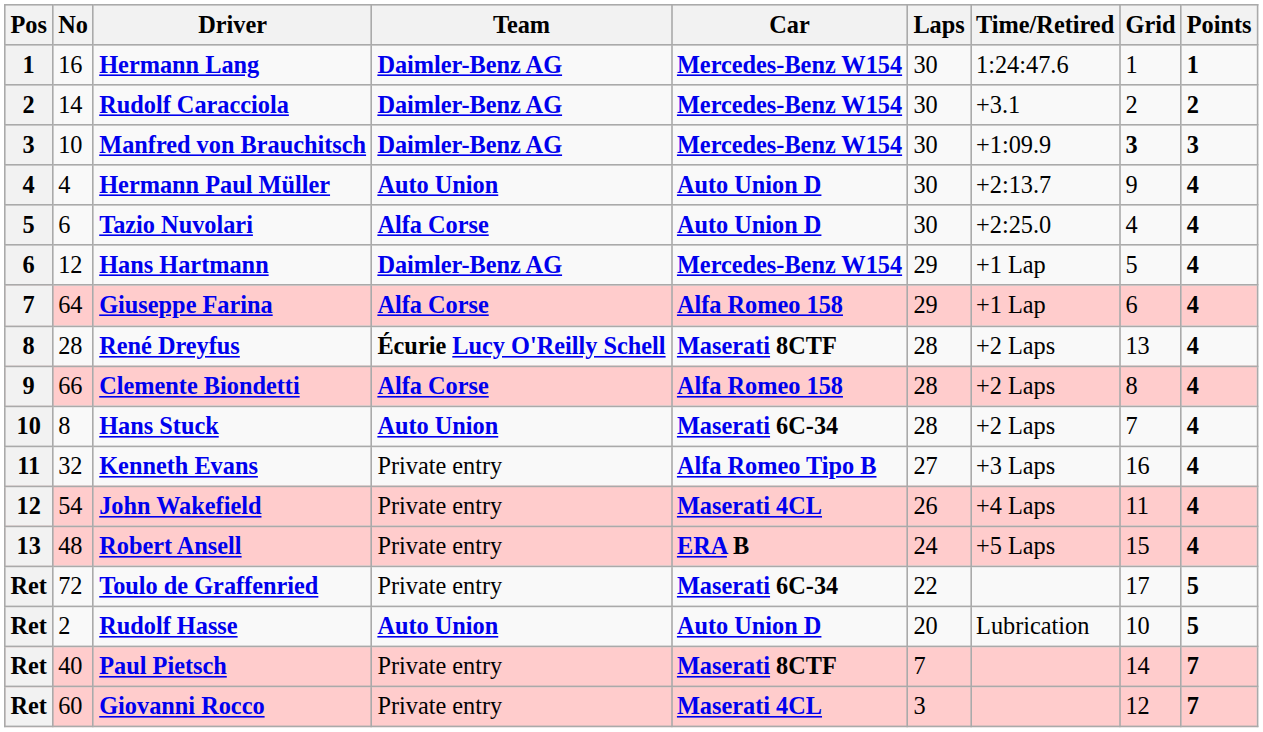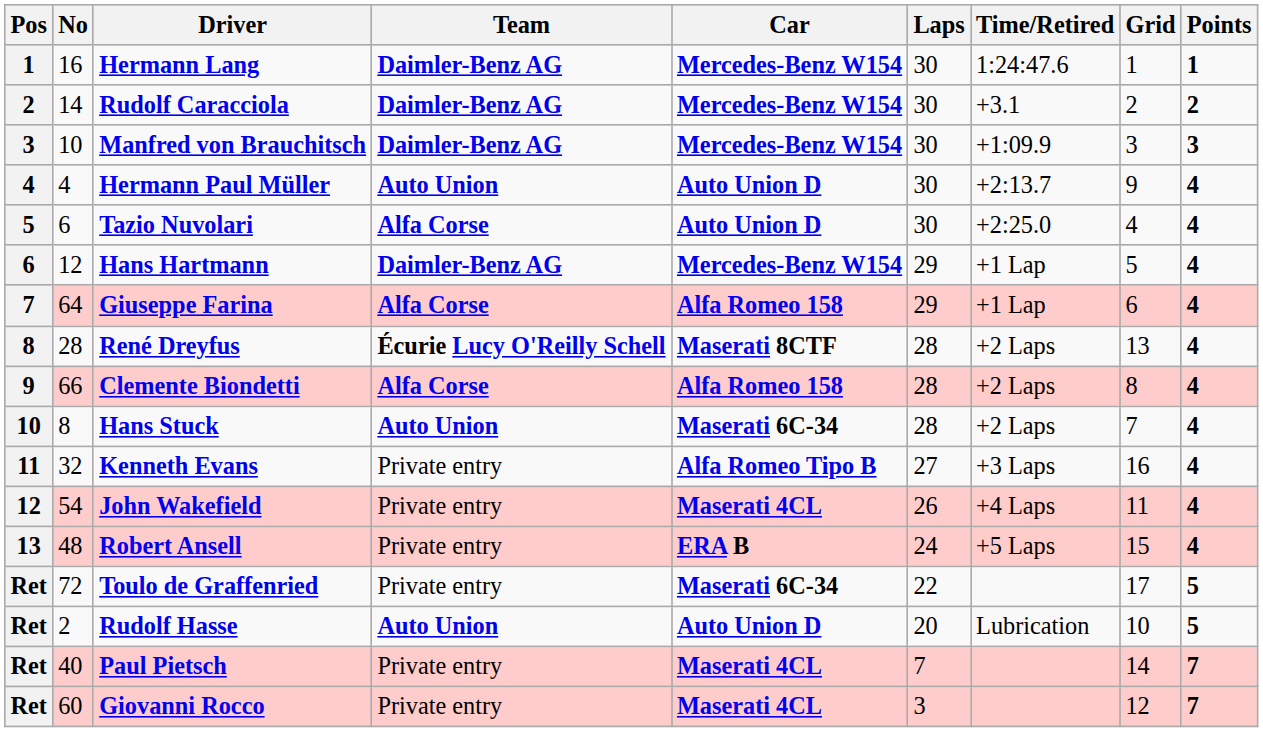(1132, 145) bold -> (1132, 145) normal
(757, 666) Maserati 8CTF -> (749, 666) Maserati 4CL
